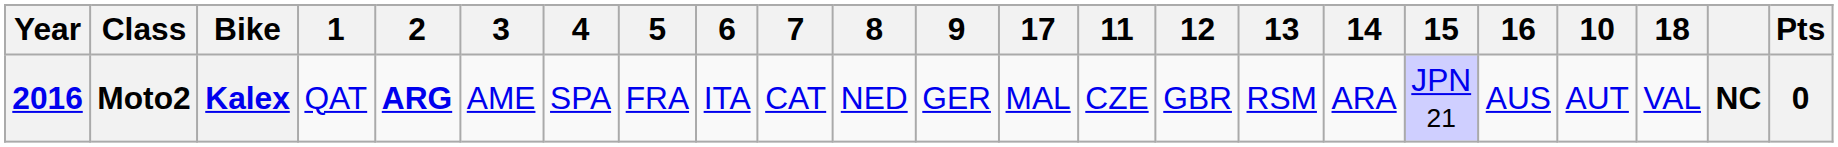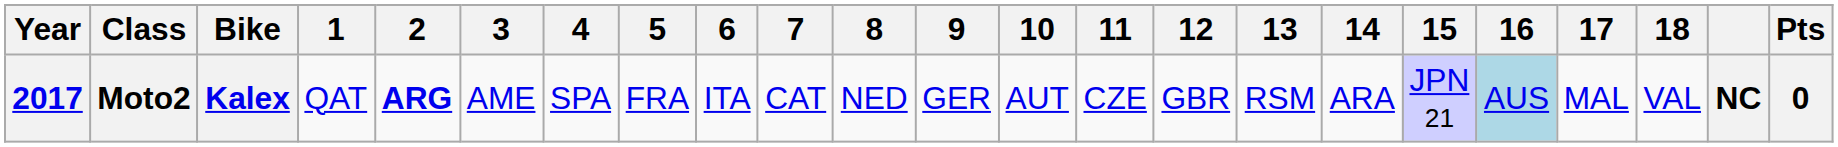columns swapped: (1597, 29) <-> (1038, 29)
(48, 97) 2016 -> (48, 97) 2017
(1518, 97) no background -> (1517, 97) lightblue background
